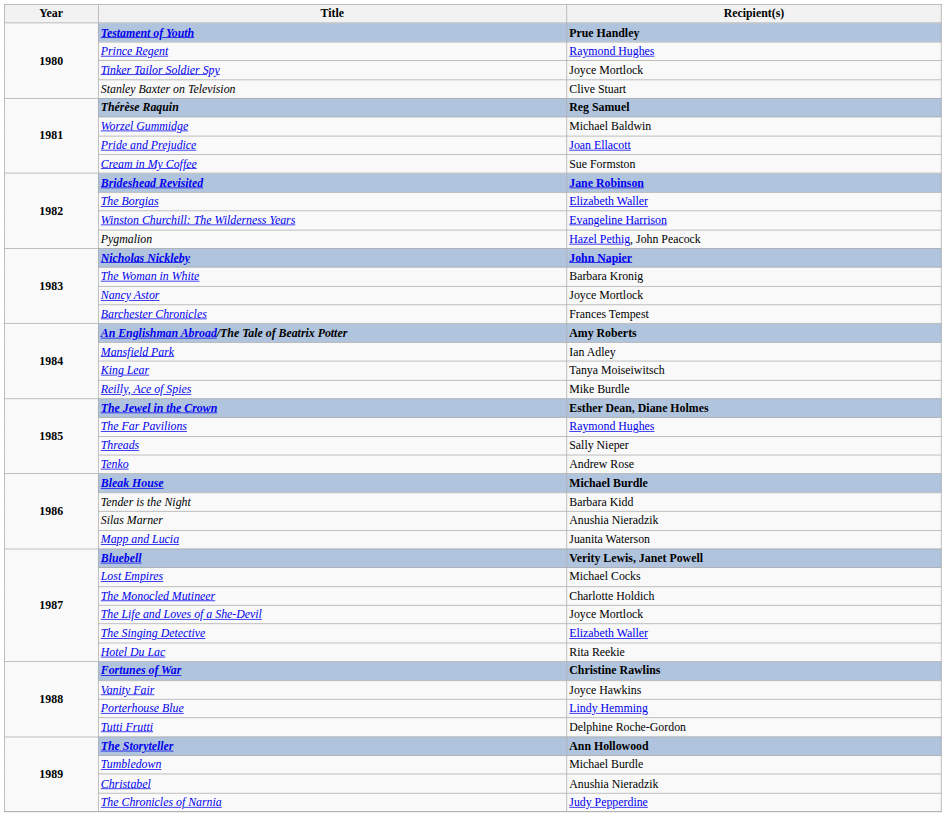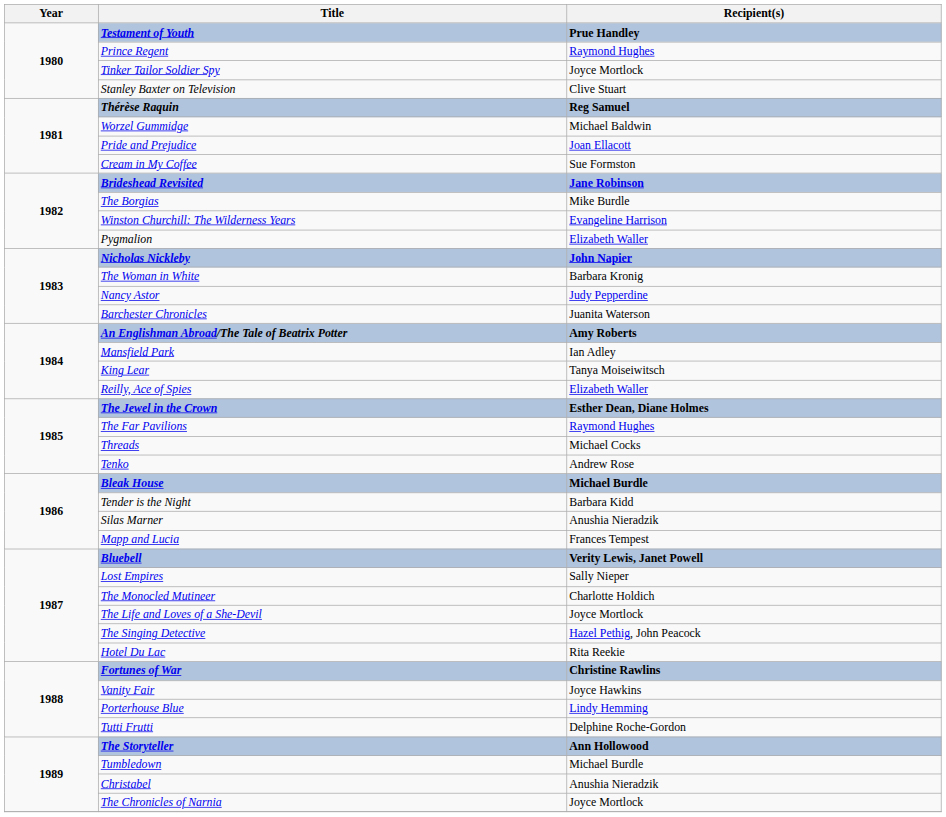(609, 201) Elizabeth Waller -> (599, 201) Mike Burdle
(635, 239) Hazel Pethig, John Peacock -> (609, 239) Elizabeth Waller
(606, 295) Joyce Mortlock -> (609, 295) Judy Pepperdine
(609, 314) Frances Tempest -> (610, 314) Juanita Waterson
(599, 389) Mike Burdle -> (609, 389) Elizabeth Waller
(599, 445) Sally Nieper -> (605, 445) Michael Cocks
(610, 539) Juanita Waterson -> (609, 539) Frances Tempest
(605, 577) Michael Cocks -> (599, 577) Sally Nieper
(609, 633) Elizabeth Waller -> (635, 633) Hazel Pethig, John Peacock
(609, 802) Judy Pepperdine -> (606, 802) Joyce Mortlock
